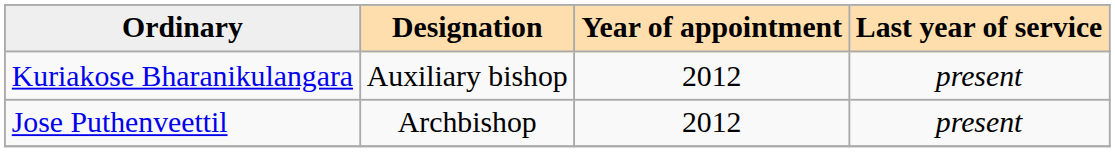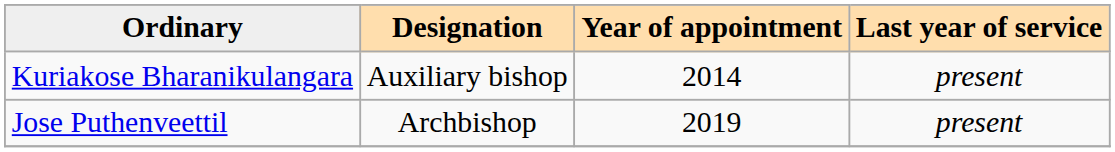(712, 75) 2012 -> (712, 75) 2014
(712, 122) 2012 -> (712, 122) 2019
